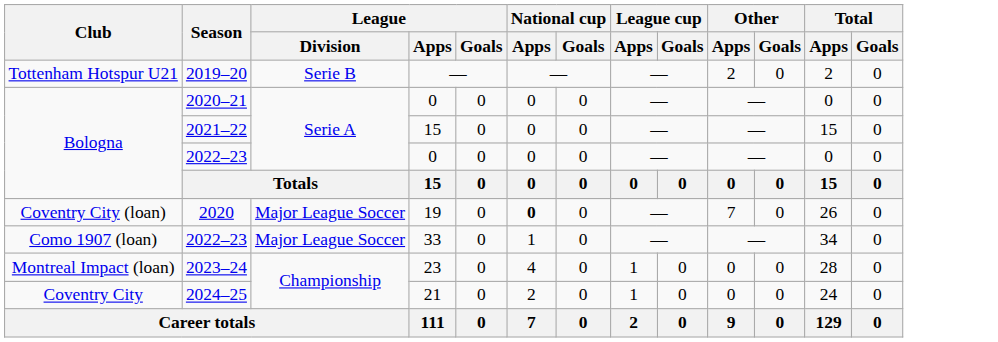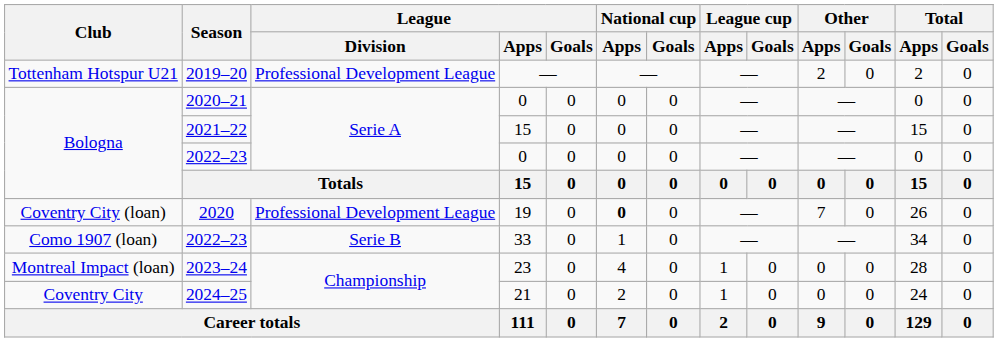(330, 73) Serie B -> (375, 73) Professional Development League
(330, 211) Major League Soccer -> (375, 211) Professional Development League
(330, 239) Major League Soccer -> (375, 239) Serie B
